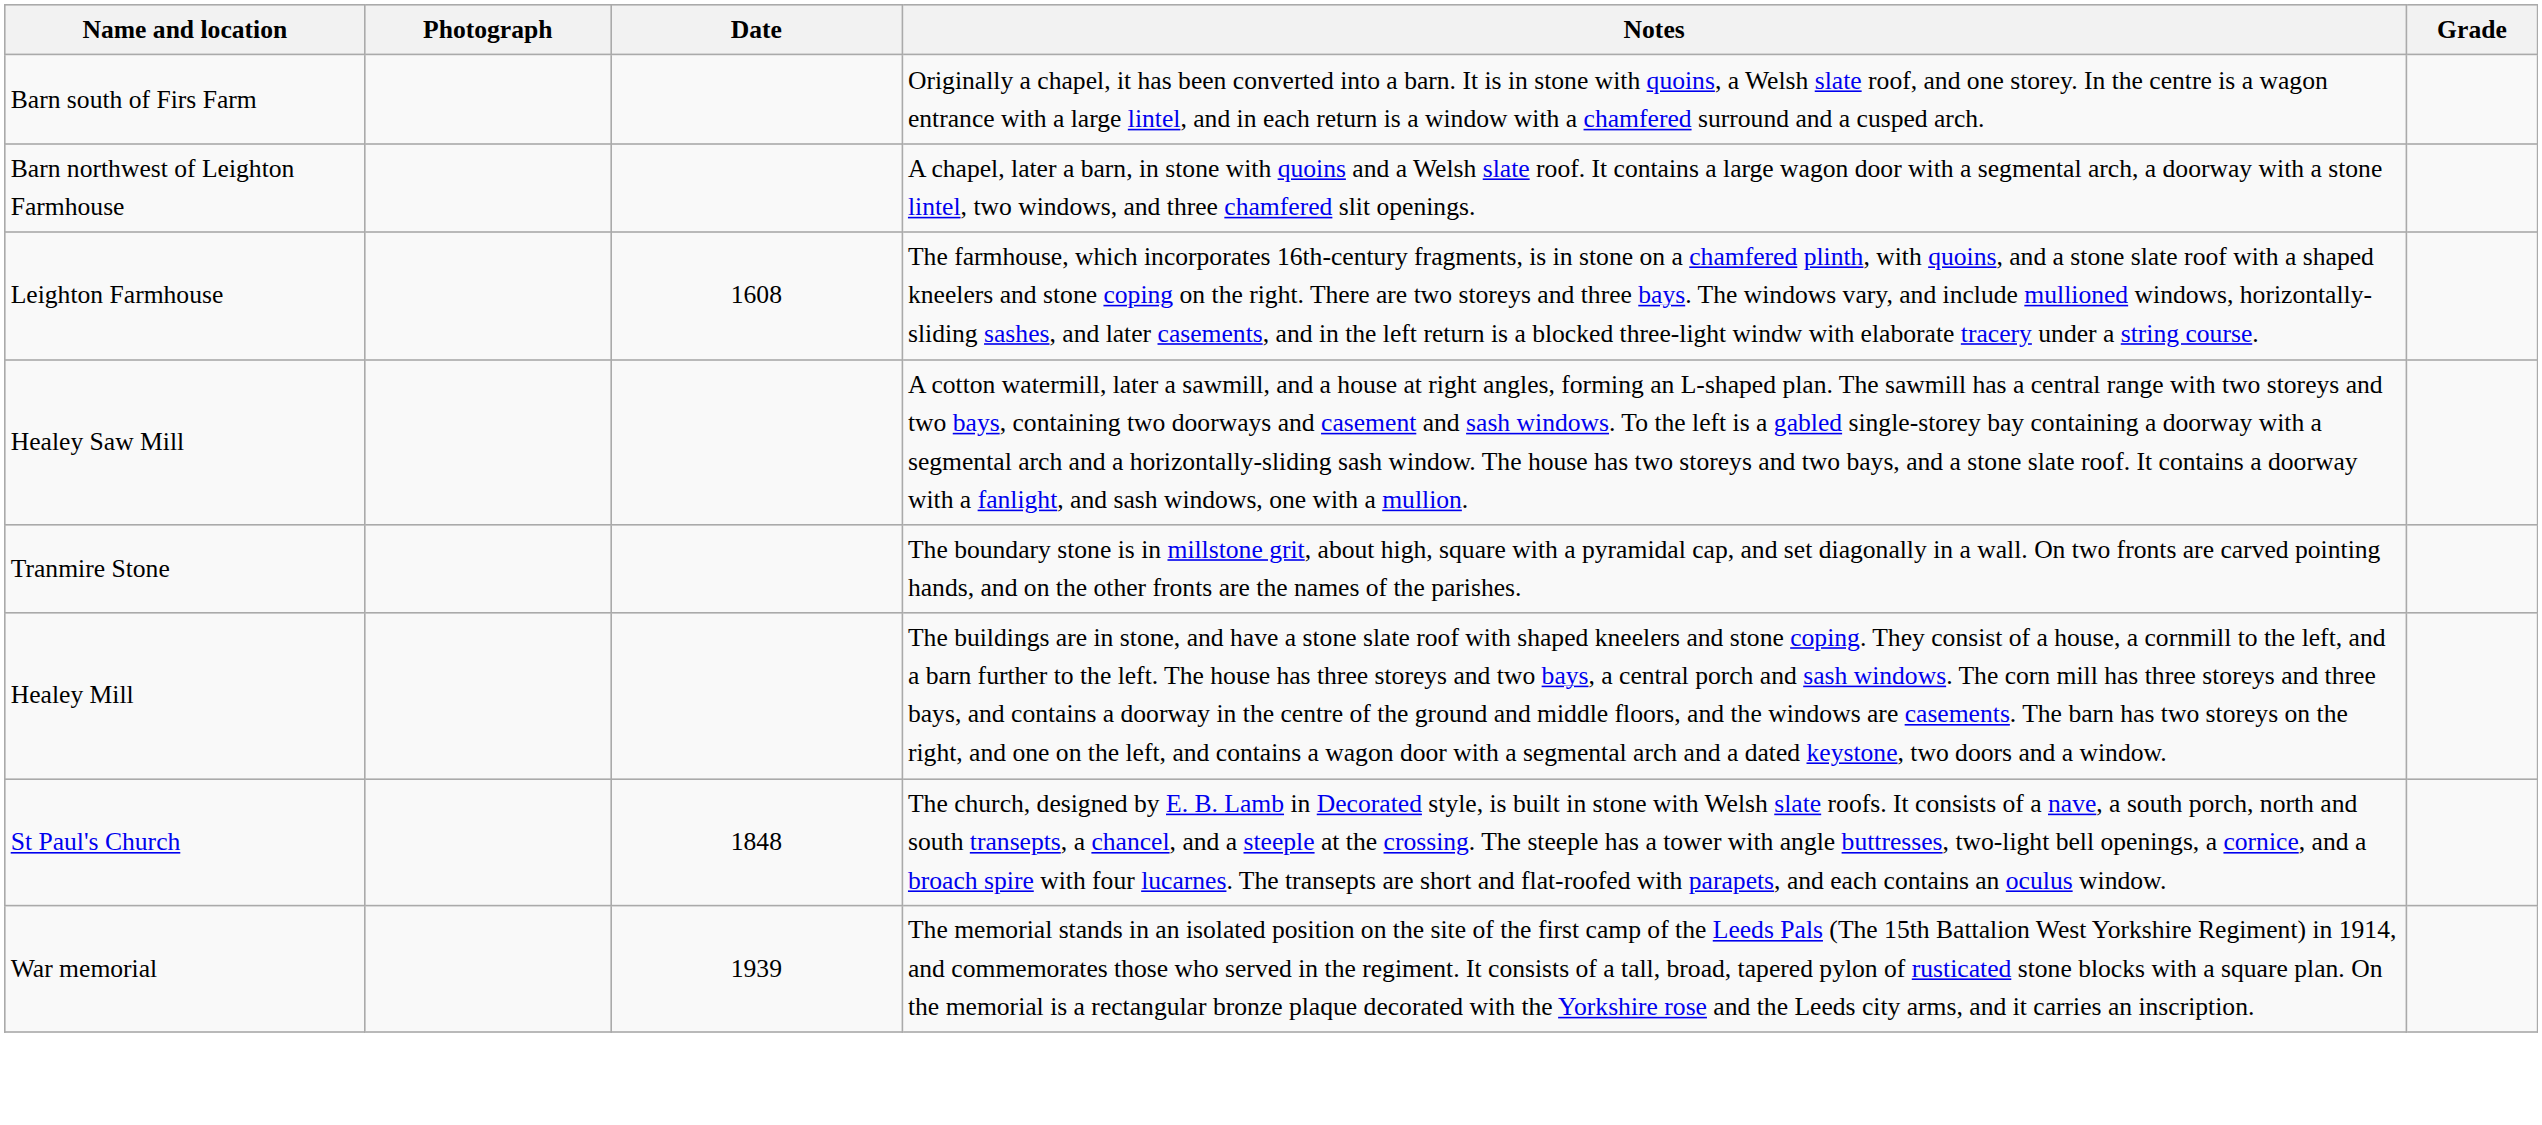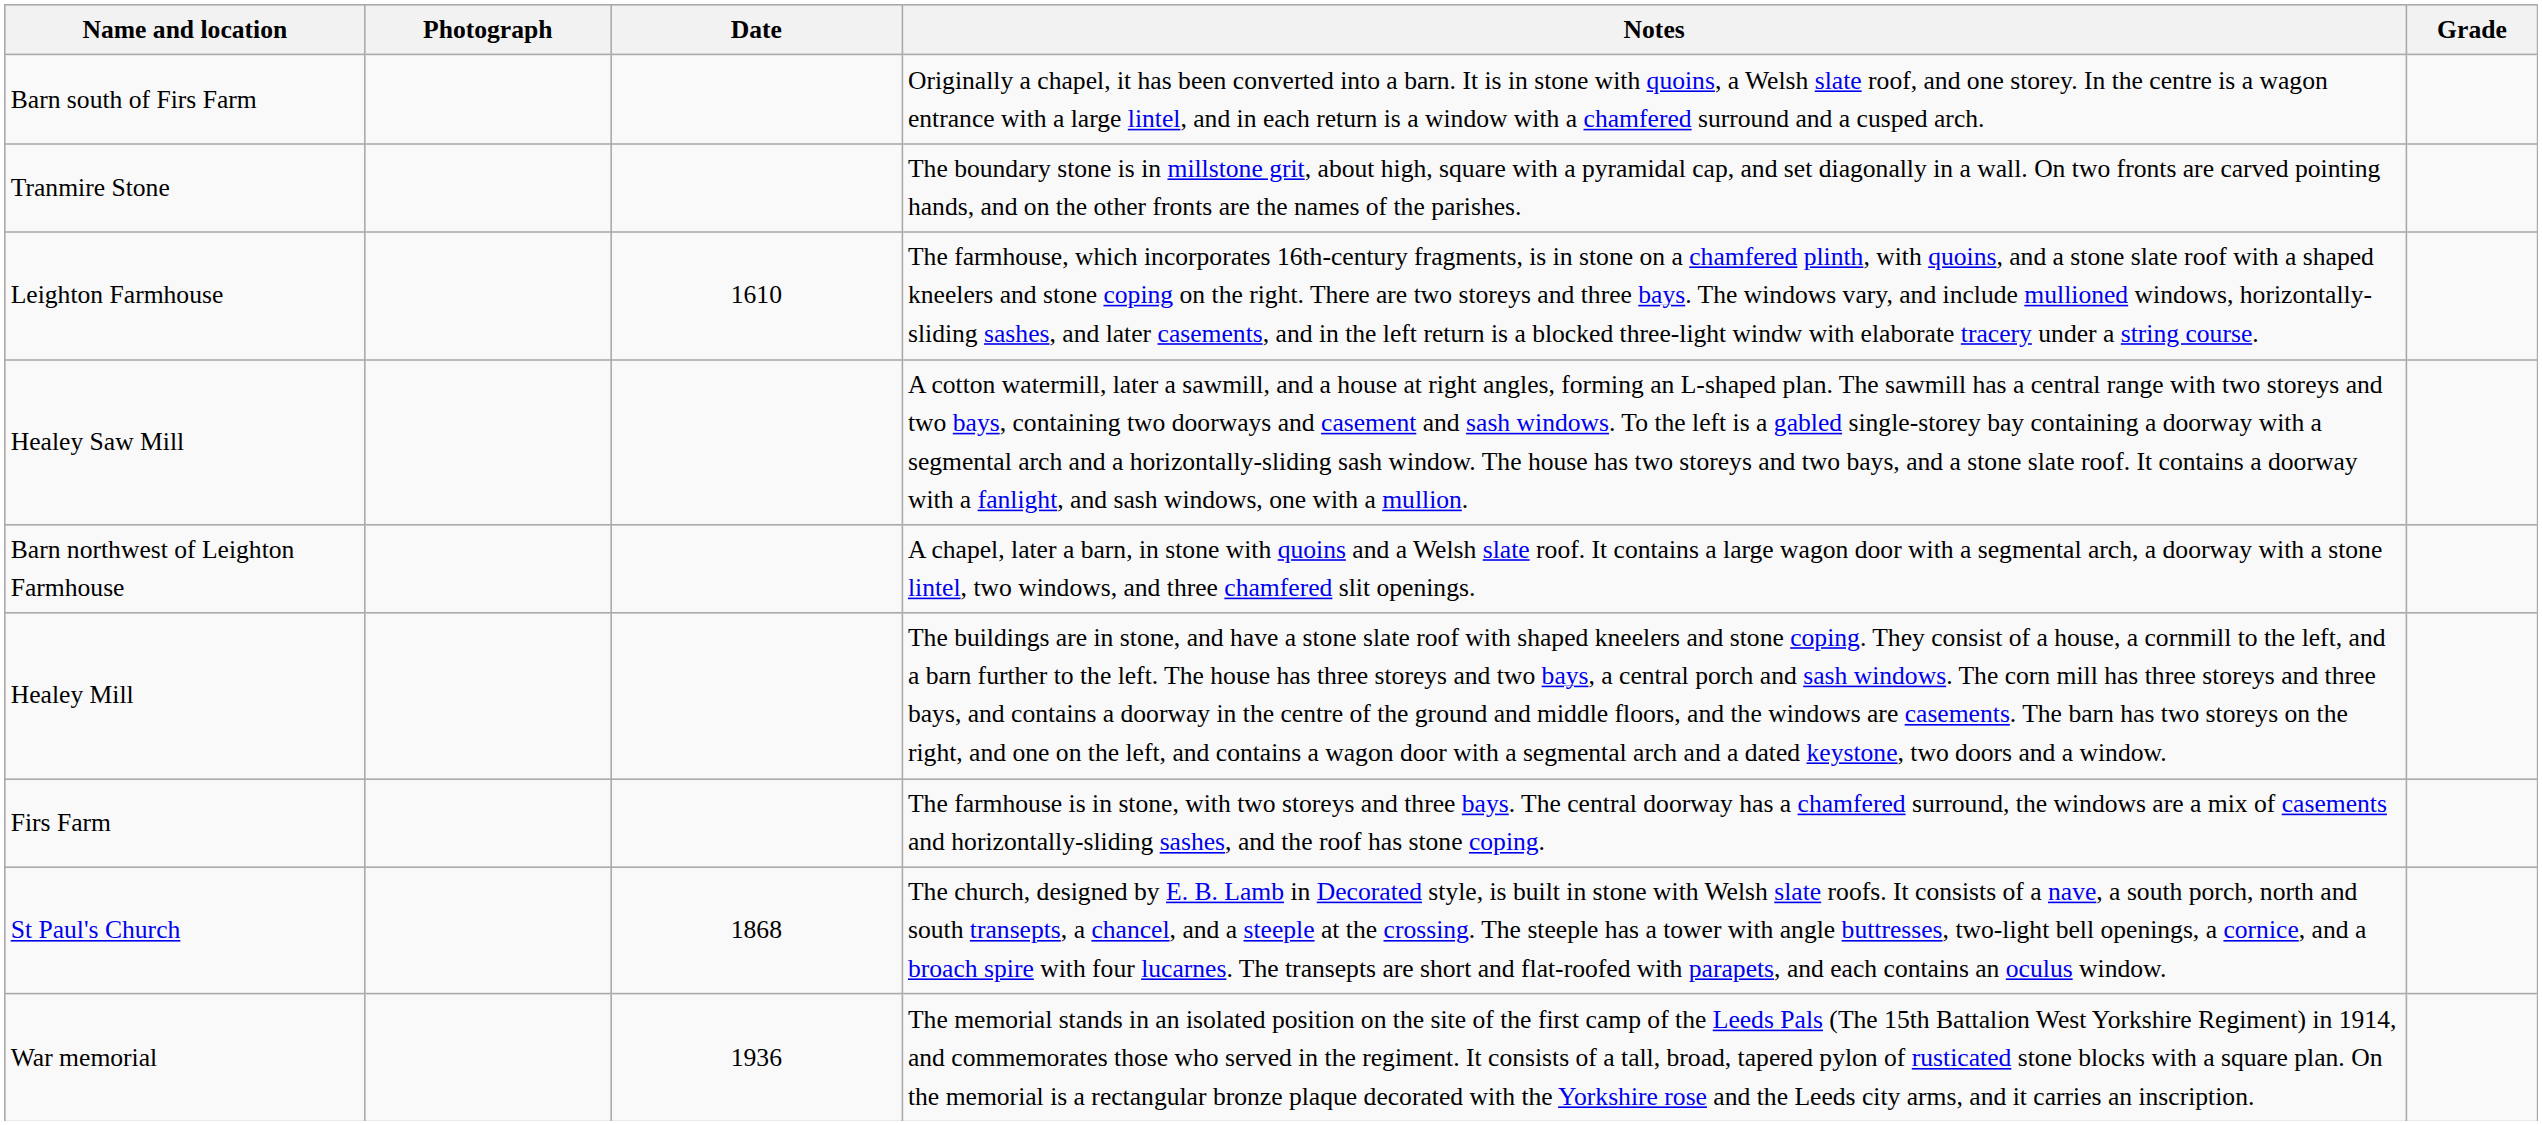rows swapped: (153, 187) <-> (90, 568)
(756, 295) 1608 -> (756, 295) 1610
+ row: (61, 822)
(756, 841) 1848 -> (756, 930) 1868
(756, 968) 1939 -> (756, 1057) 1936
